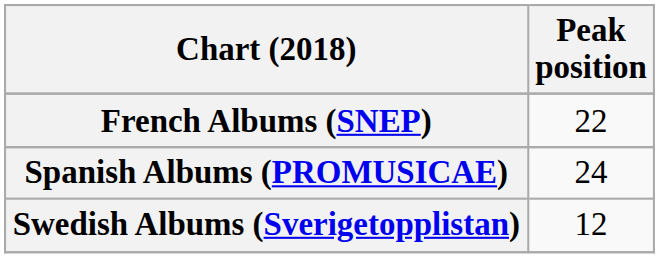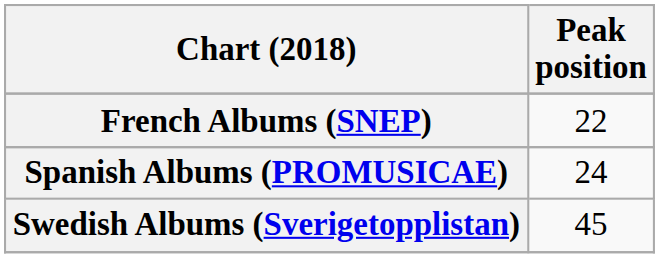(591, 224) 12 -> (591, 224) 45
